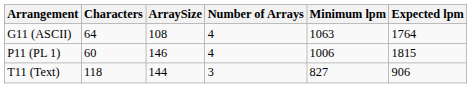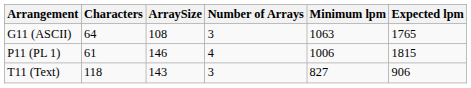(211, 33) 4 -> (211, 33) 3
(404, 33) 1764 -> (404, 33) 1765
(90, 53) 60 -> (90, 53) 61
(158, 72) 144 -> (158, 72) 143
